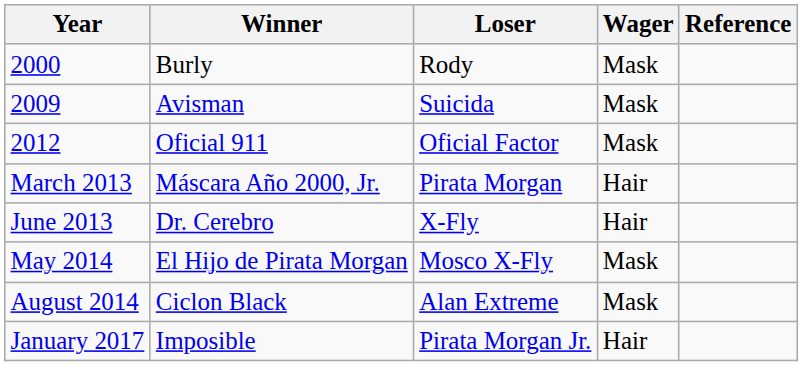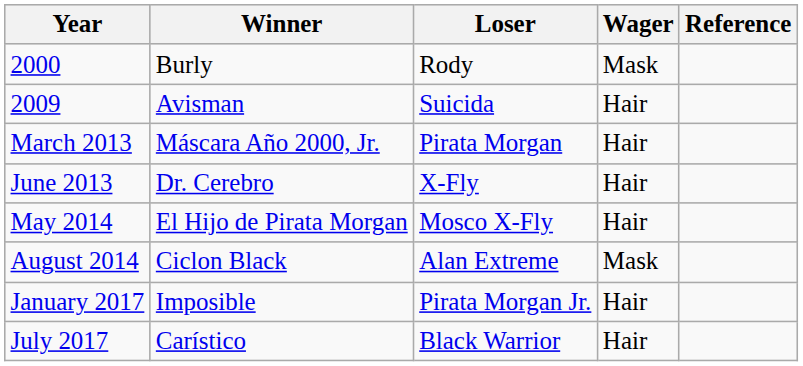(631, 103) Mask -> (625, 103) Hair
- row: (35, 143)
(631, 261) Mask -> (625, 222) Hair
+ row: (59, 340)
